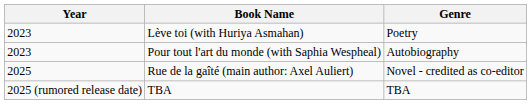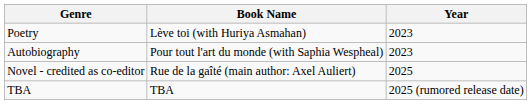columns swapped: (75, 14) <-> (455, 14)
